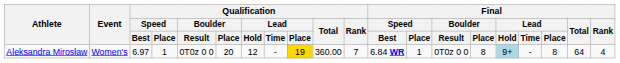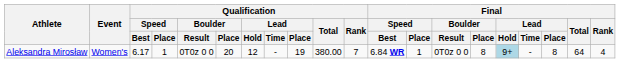(141, 52) 6.97 -> (141, 52) 6.17
(300, 52) gold background -> (300, 52) no background
(328, 52) 360.00 -> (328, 52) 380.00
